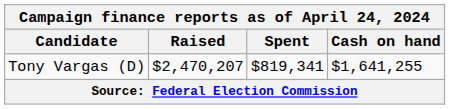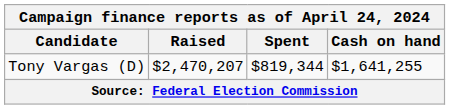(287, 67) $819,341 -> (287, 67) $819,344
